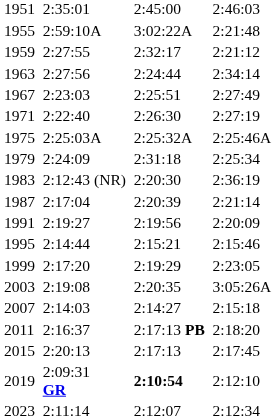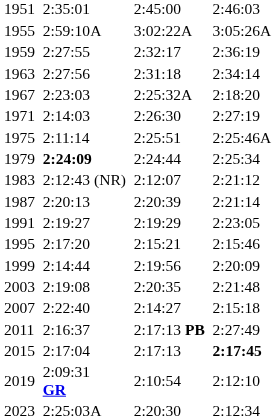(236, 30) 2:21:48 -> (242, 30) 3:05:26A
(236, 52) 2:21:12 -> (236, 52) 2:36:19
(157, 73) 2:24:44 -> (157, 73) 2:31:18
(157, 95) 2:25:51 -> (163, 95) 2:25:32A
(236, 95) 2:27:49 -> (236, 95) 2:18:20
(66, 116) 2:22:40 -> (66, 116) 2:14:03
(72, 137) 2:25:03A -> (66, 137) 2:11:14
(163, 137) 2:25:32A -> (157, 137) 2:25:51
(66, 159) normal -> (67, 159) bold
(157, 159) 2:31:18 -> (157, 159) 2:24:44
(157, 180) 2:20:30 -> (157, 180) 2:12:07
(236, 180) 2:36:19 -> (236, 180) 2:21:12
(66, 201) 2:17:04 -> (66, 201) 2:20:13
(157, 223) 2:19:56 -> (157, 223) 2:19:29
(236, 223) 2:20:09 -> (236, 223) 2:23:05
(66, 244) 2:14:44 -> (66, 244) 2:17:20
(66, 265) 2:17:20 -> (66, 265) 2:14:44
(157, 265) 2:19:29 -> (157, 265) 2:19:56
(236, 265) 2:23:05 -> (236, 265) 2:20:09
(242, 287) 3:05:26A -> (236, 287) 2:21:48
(66, 308) 2:14:03 -> (66, 308) 2:22:40
(236, 329) 2:18:20 -> (236, 329) 2:27:49
(66, 351) 2:20:13 -> (66, 351) 2:17:04
(236, 351) normal -> (237, 351) bold
(158, 381) bold -> (157, 381) normal
(66, 411) 2:11:14 -> (72, 411) 2:25:03A
(157, 411) 2:12:07 -> (157, 411) 2:20:30
